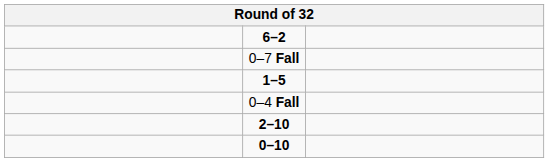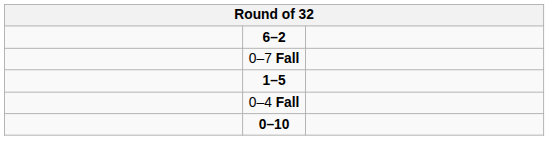- row: (274, 124)
